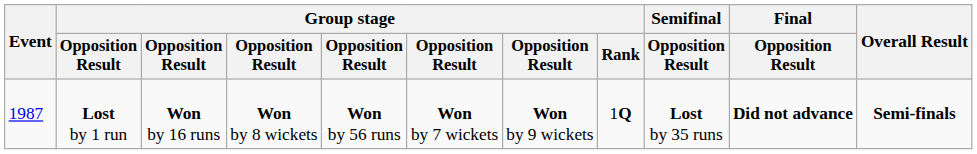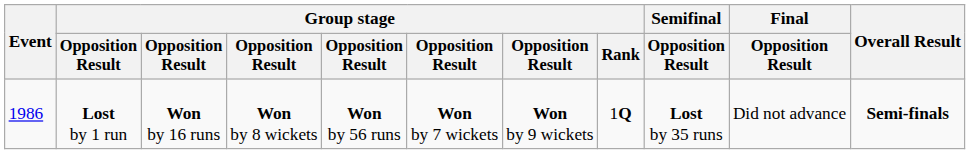(26, 114) 1987 -> (26, 114) 1986
(793, 114) bold -> (789, 114) normal
